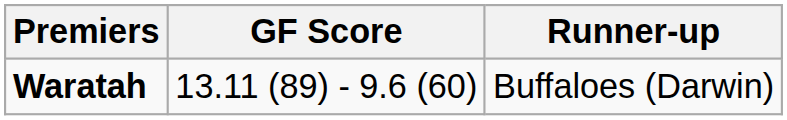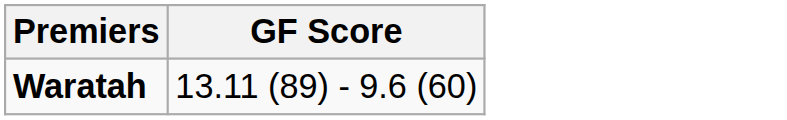- column: (634, 31)
